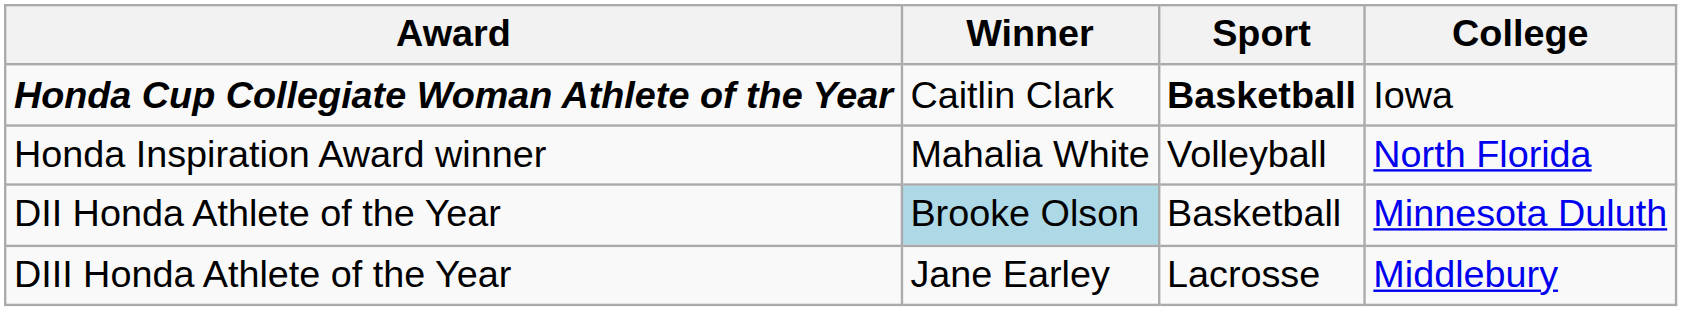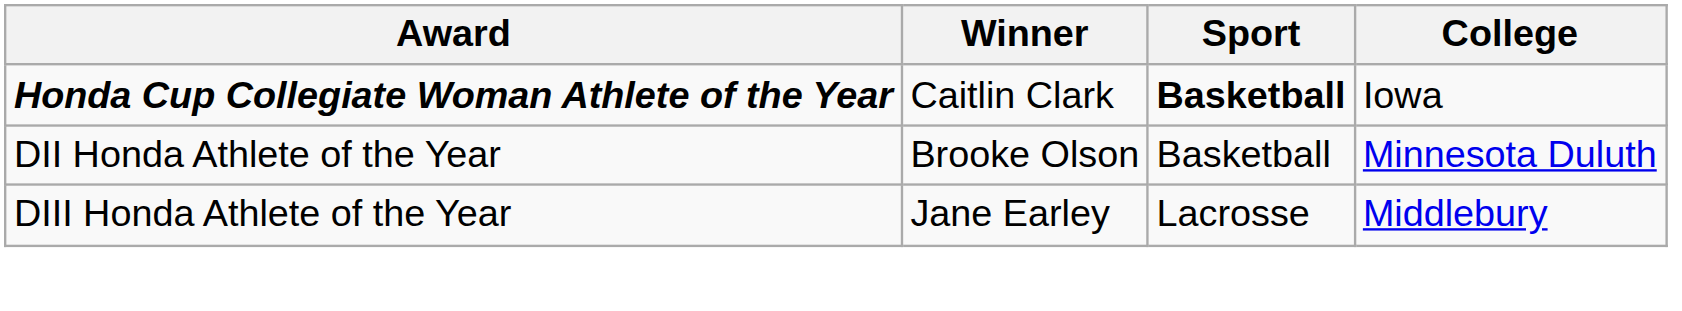- row: (280, 154)
(1025, 214) lightblue background -> (1025, 154) no background
